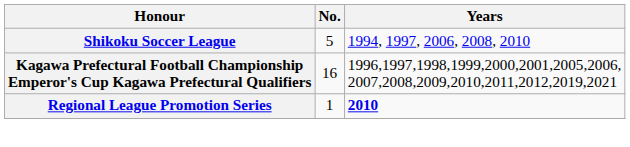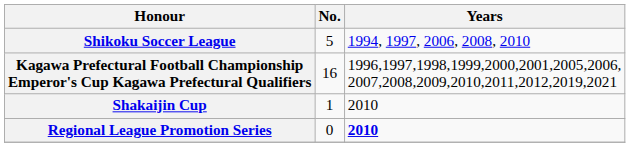+ row: (160, 105)
(330, 105) 1 -> (330, 130) 0
